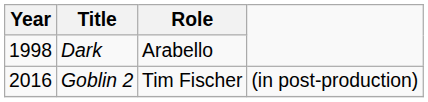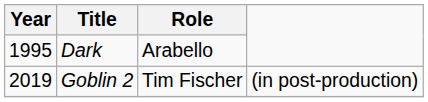(31, 50) 1998 -> (31, 50) 1995
(31, 81) 2016 -> (31, 81) 2019
